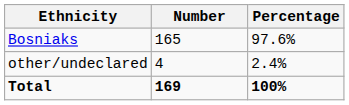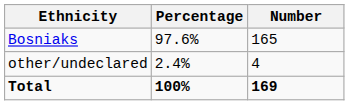columns swapped: (200, 16) <-> (296, 16)
